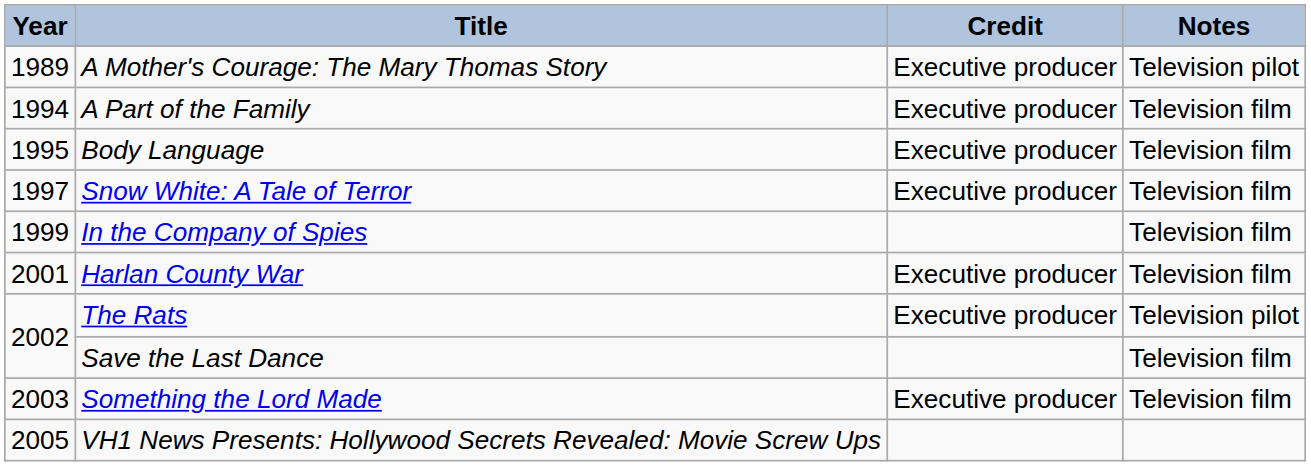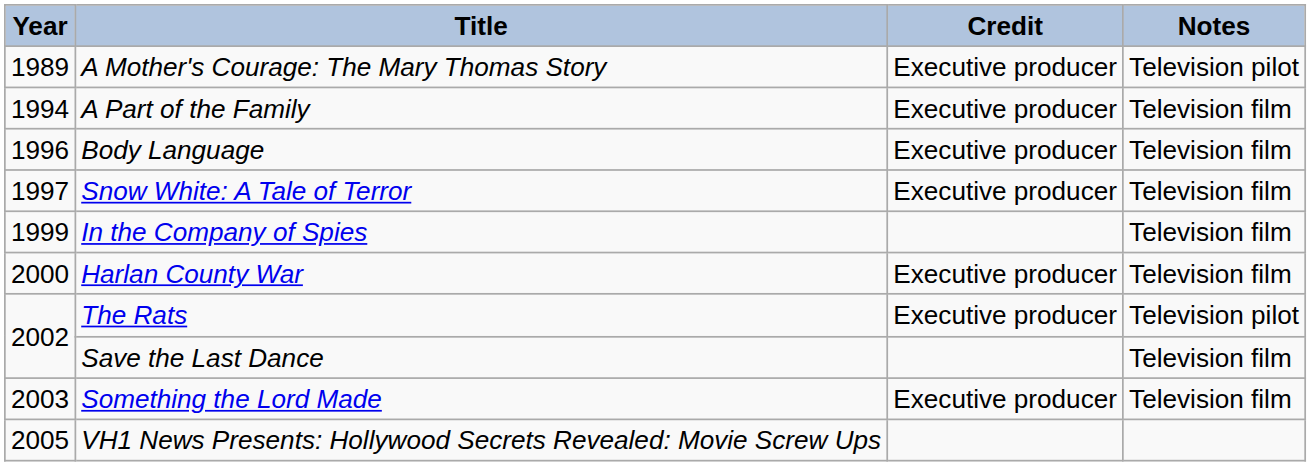(40, 150) 1995 -> (40, 150) 1996
(40, 274) 2001 -> (40, 274) 2000
